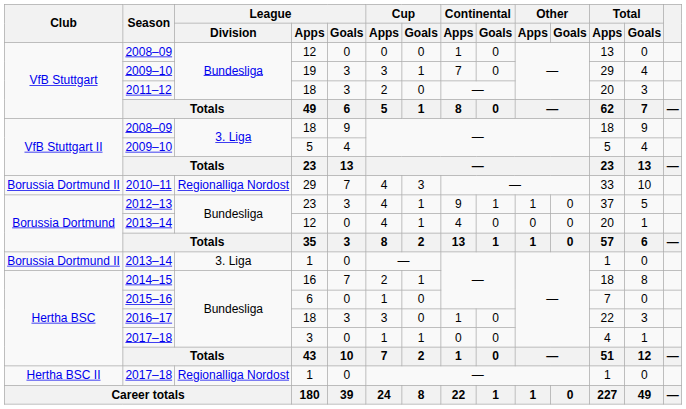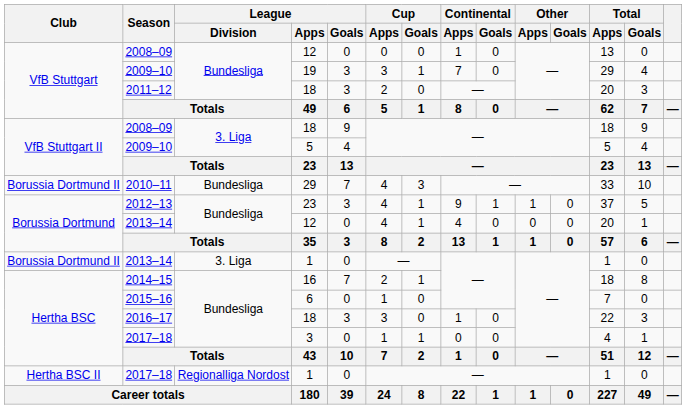(233, 185) Regionalliga Nordost -> (233, 185) Bundesliga
